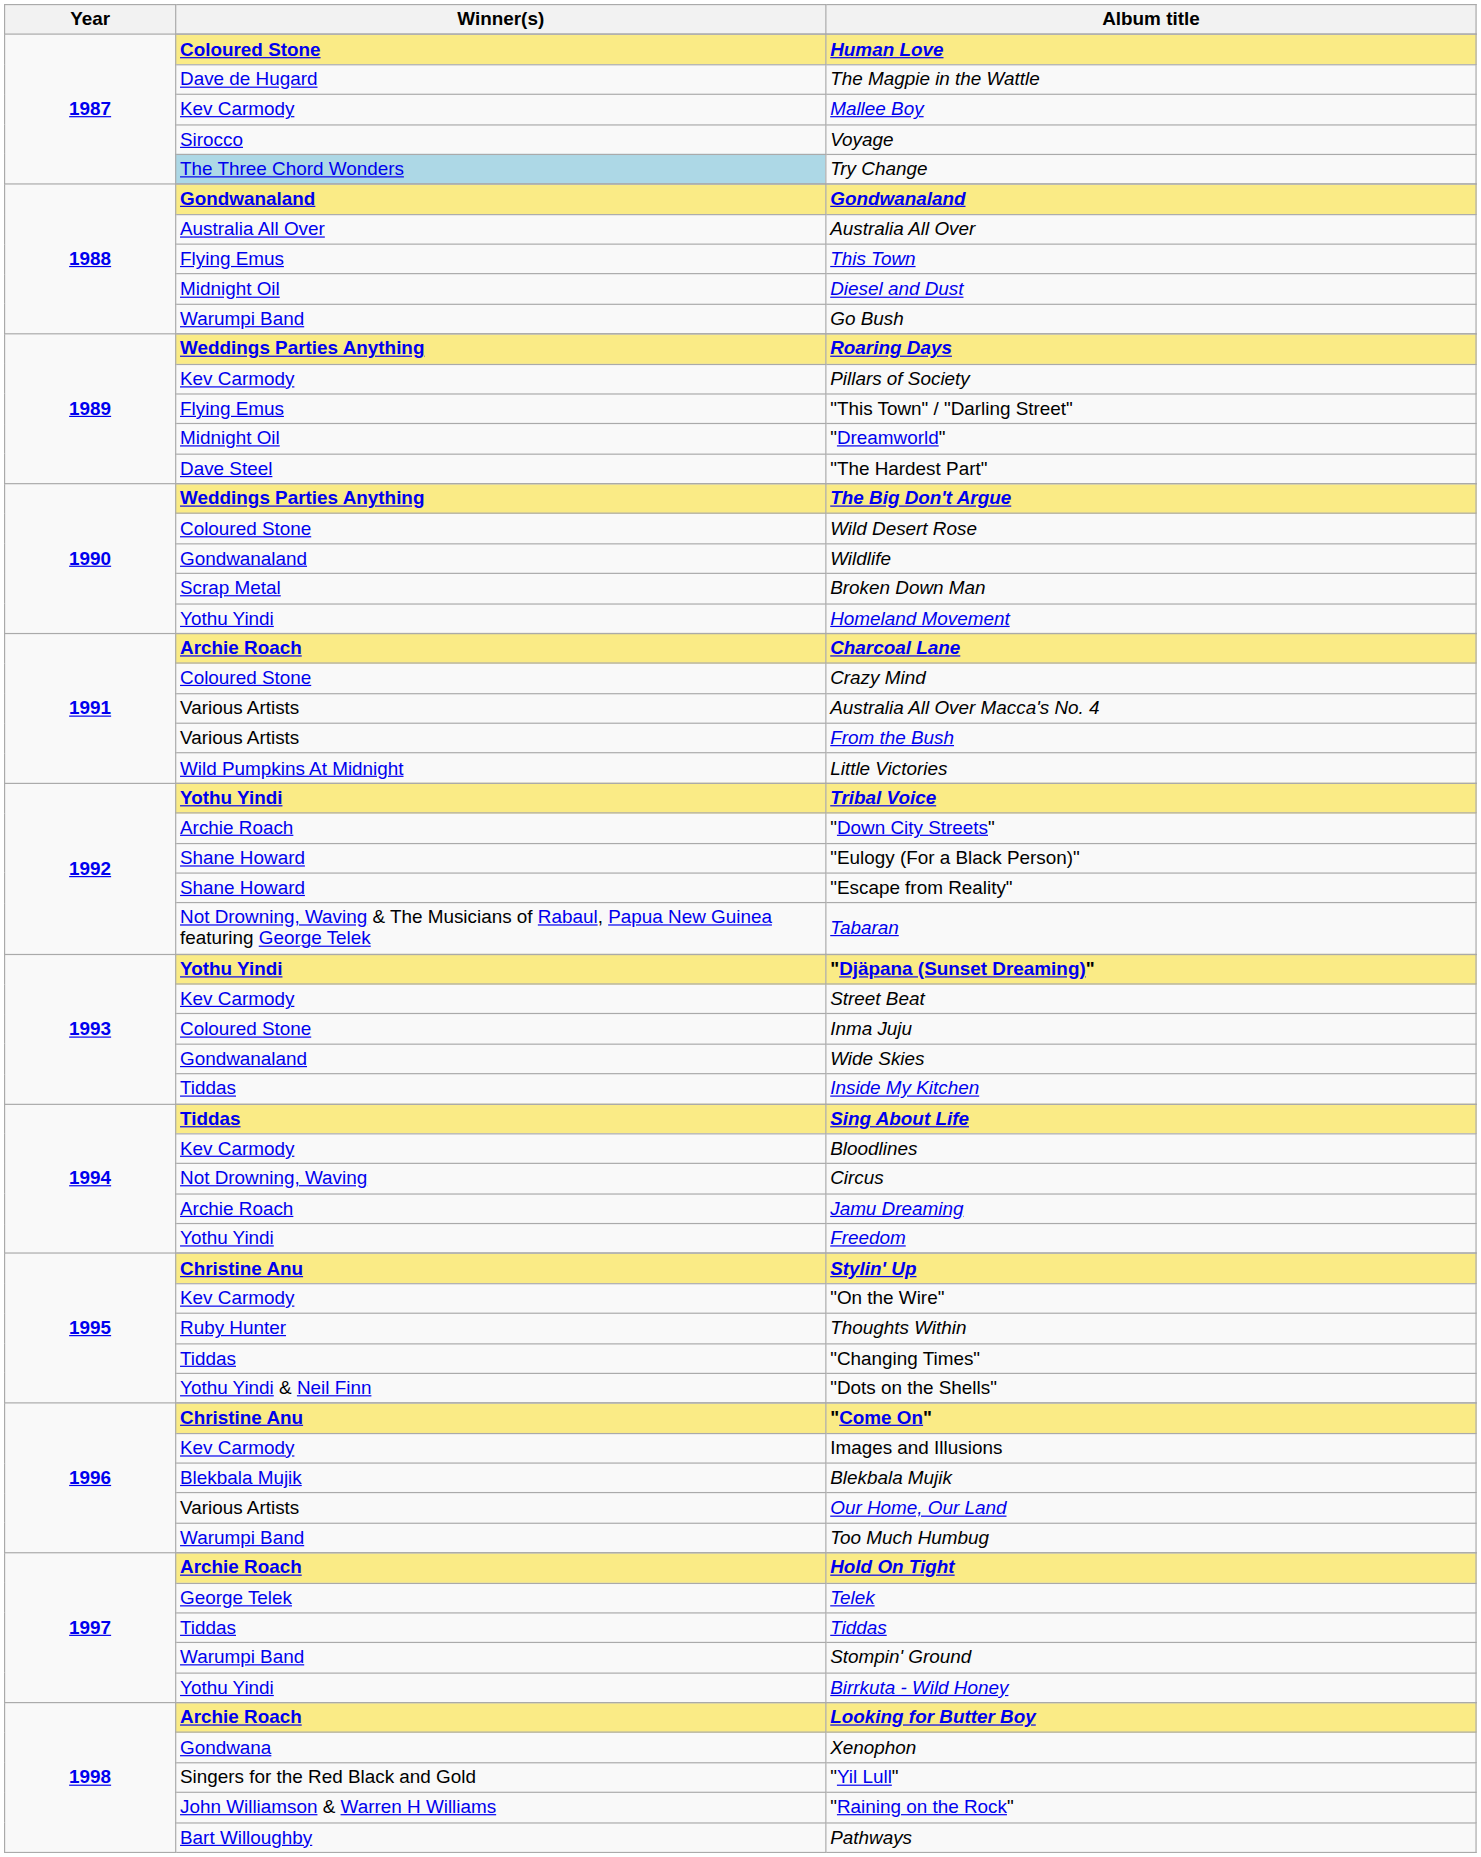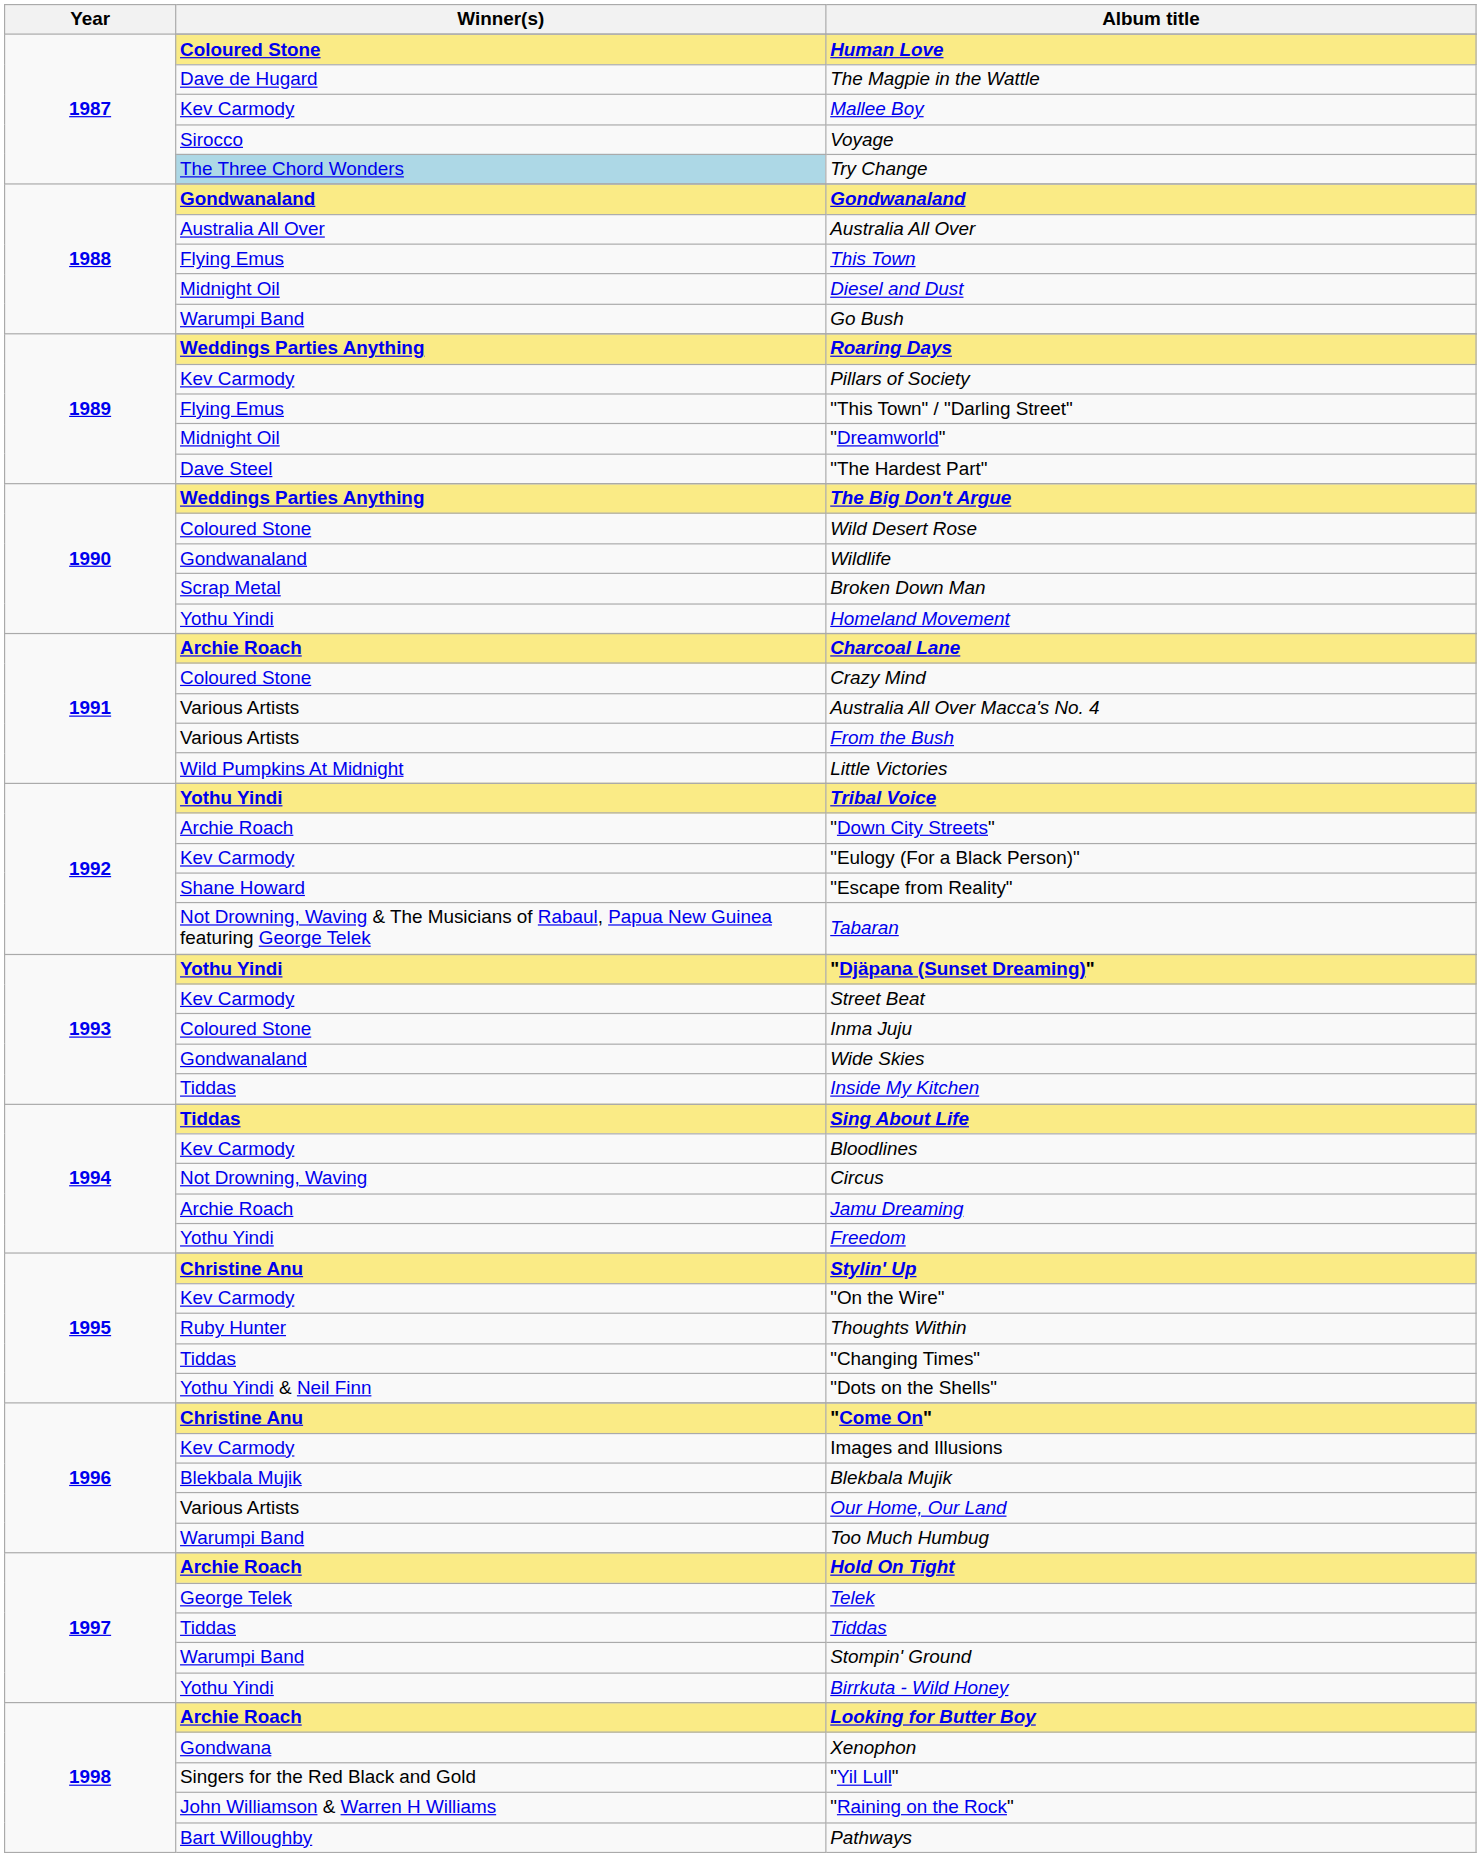(242, 857) Shane Howard -> (237, 857) Kev Carmody
